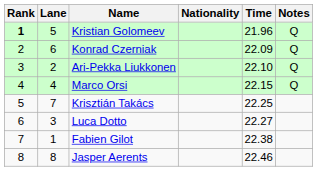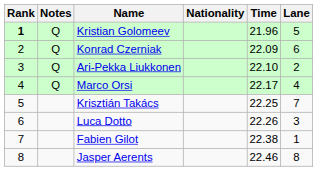columns swapped: (53, 13) <-> (294, 13)
(259, 85) 22.15 -> (264, 85) 22.17
(259, 121) 22.27 -> (264, 121) 22.26
